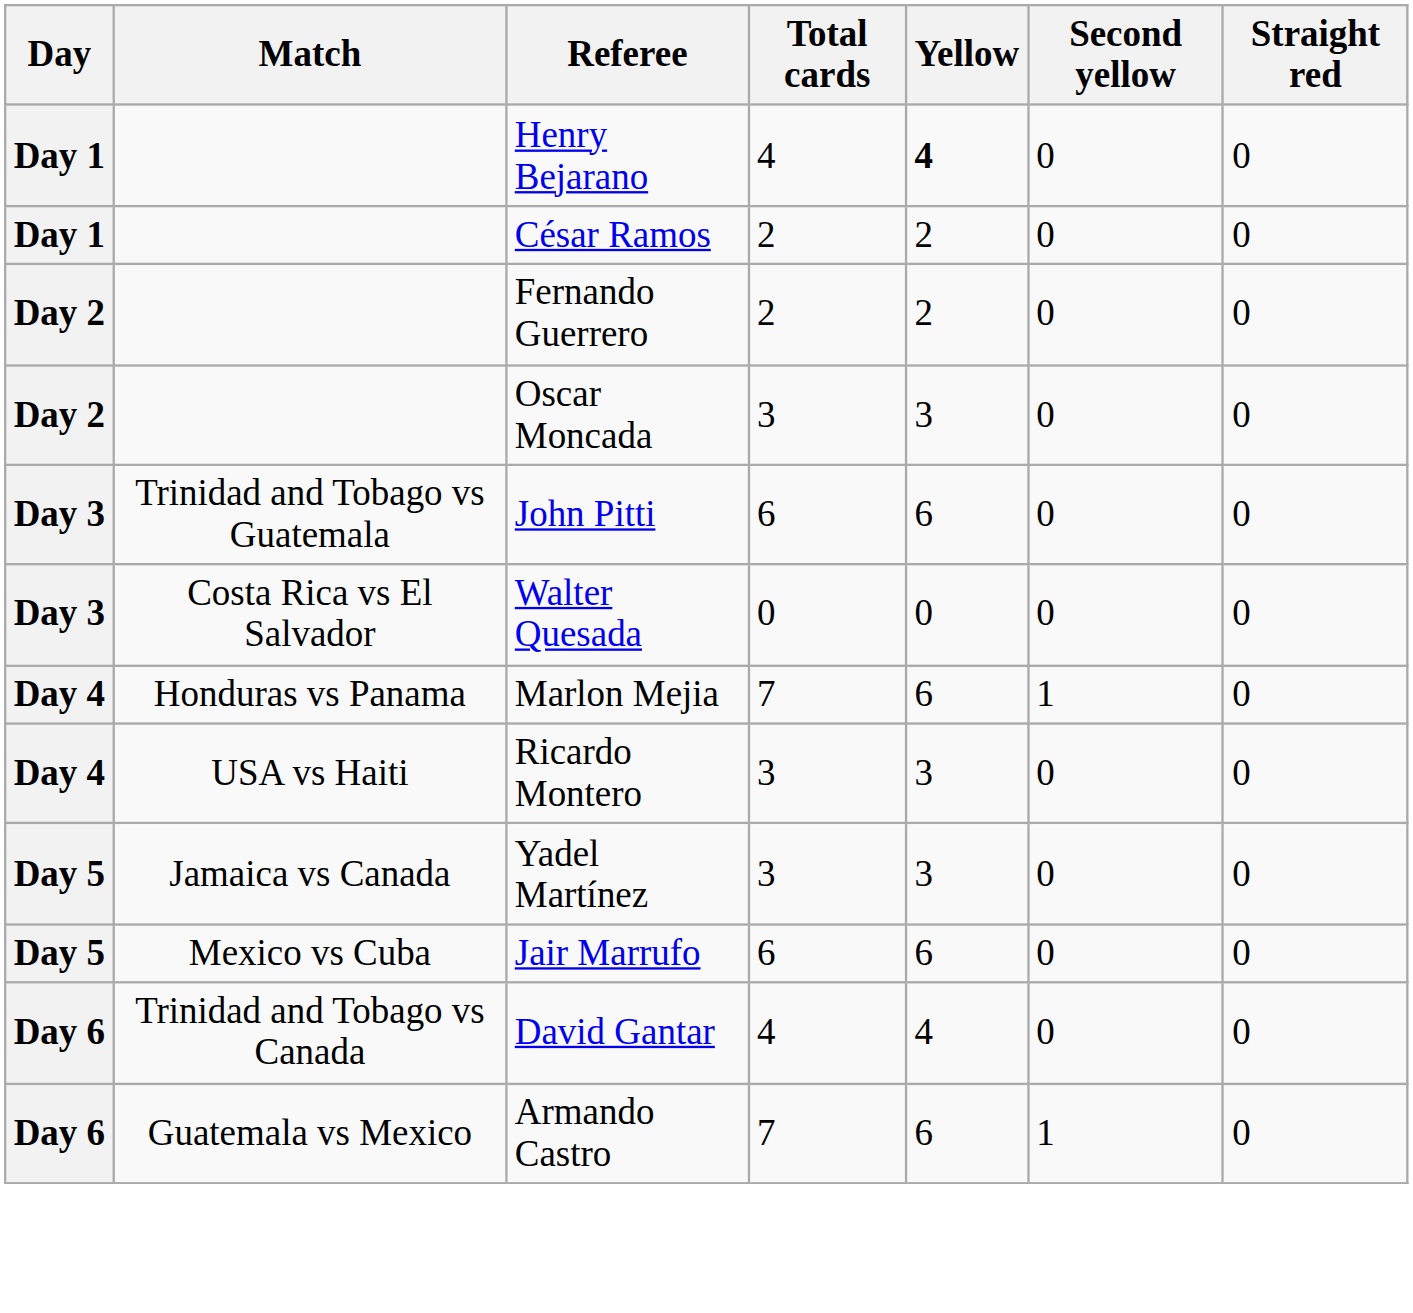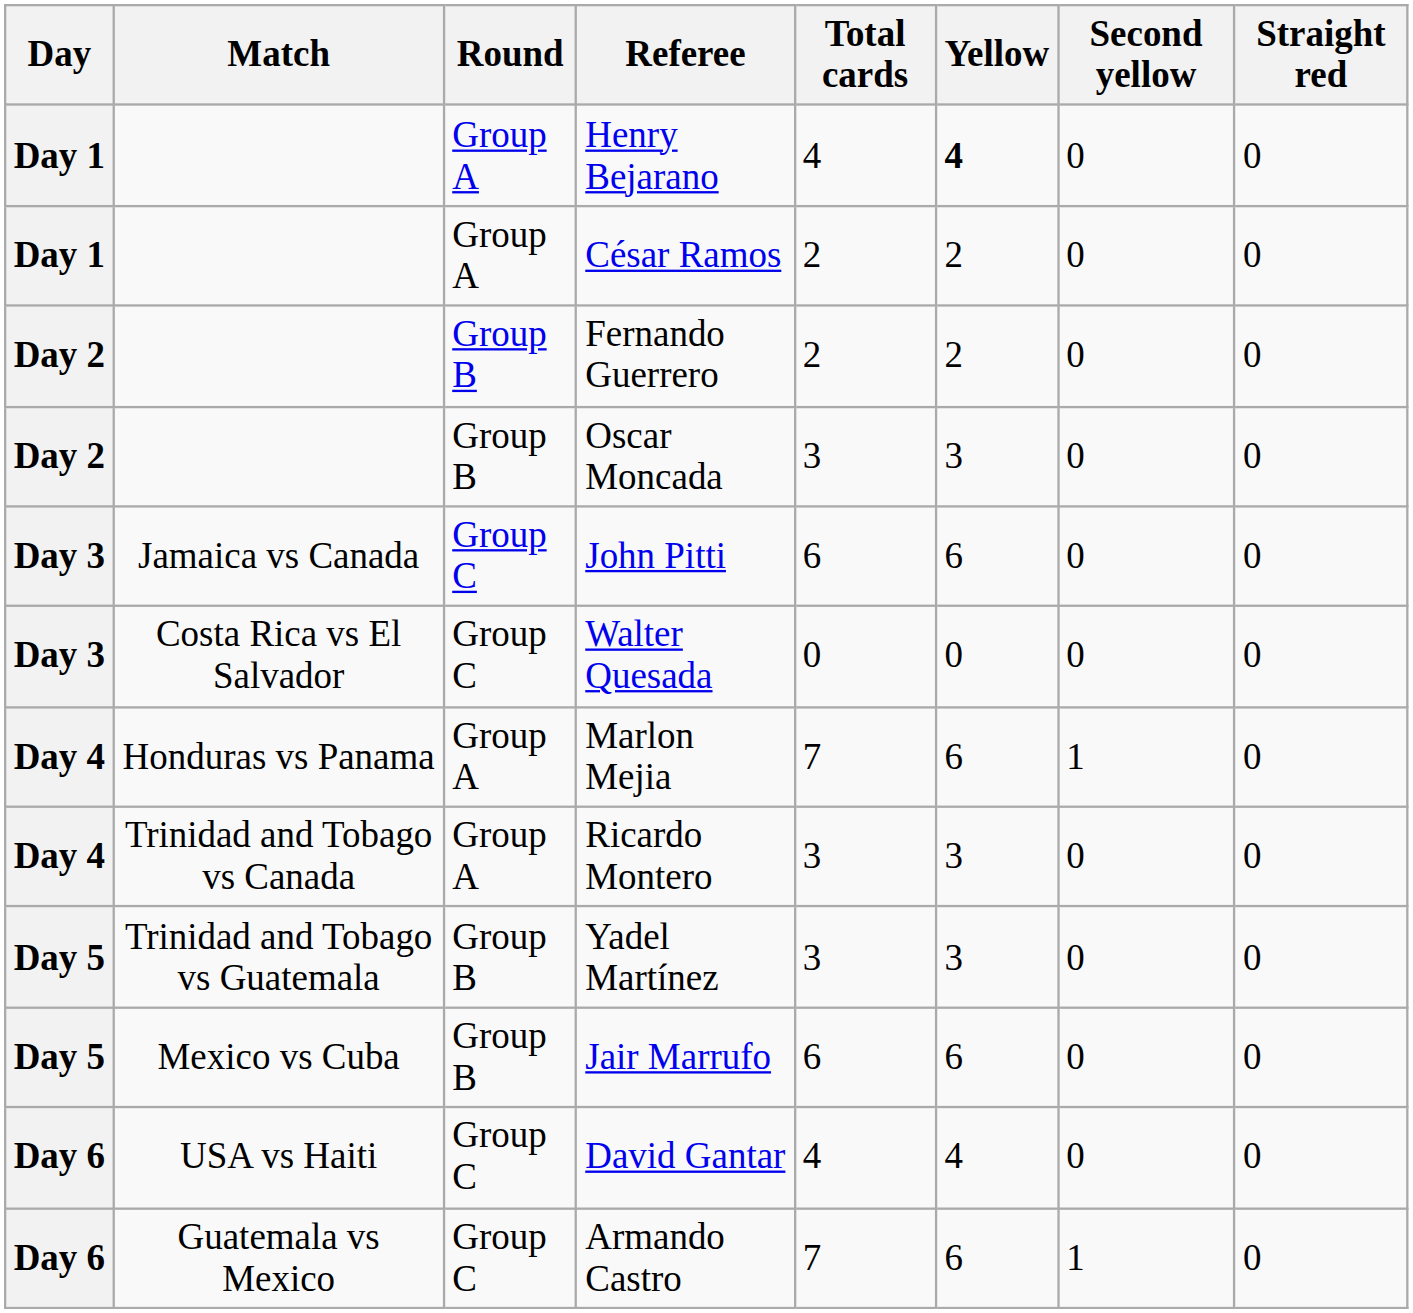+ column: (510, 54)
(310, 513) Trinidad and Tobago vs Guatemala -> (279, 555) Jamaica vs Canada
(310, 773) USA vs Haiti -> (279, 856) Trinidad and Tobago vs Canada
(310, 873) Jamaica vs Canada -> (279, 956) Trinidad and Tobago vs Guatemala
(310, 1032) Trinidad and Tobago vs Canada -> (279, 1156) USA vs Haiti
